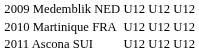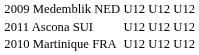rows swapped: (61, 26) <-> (49, 44)
